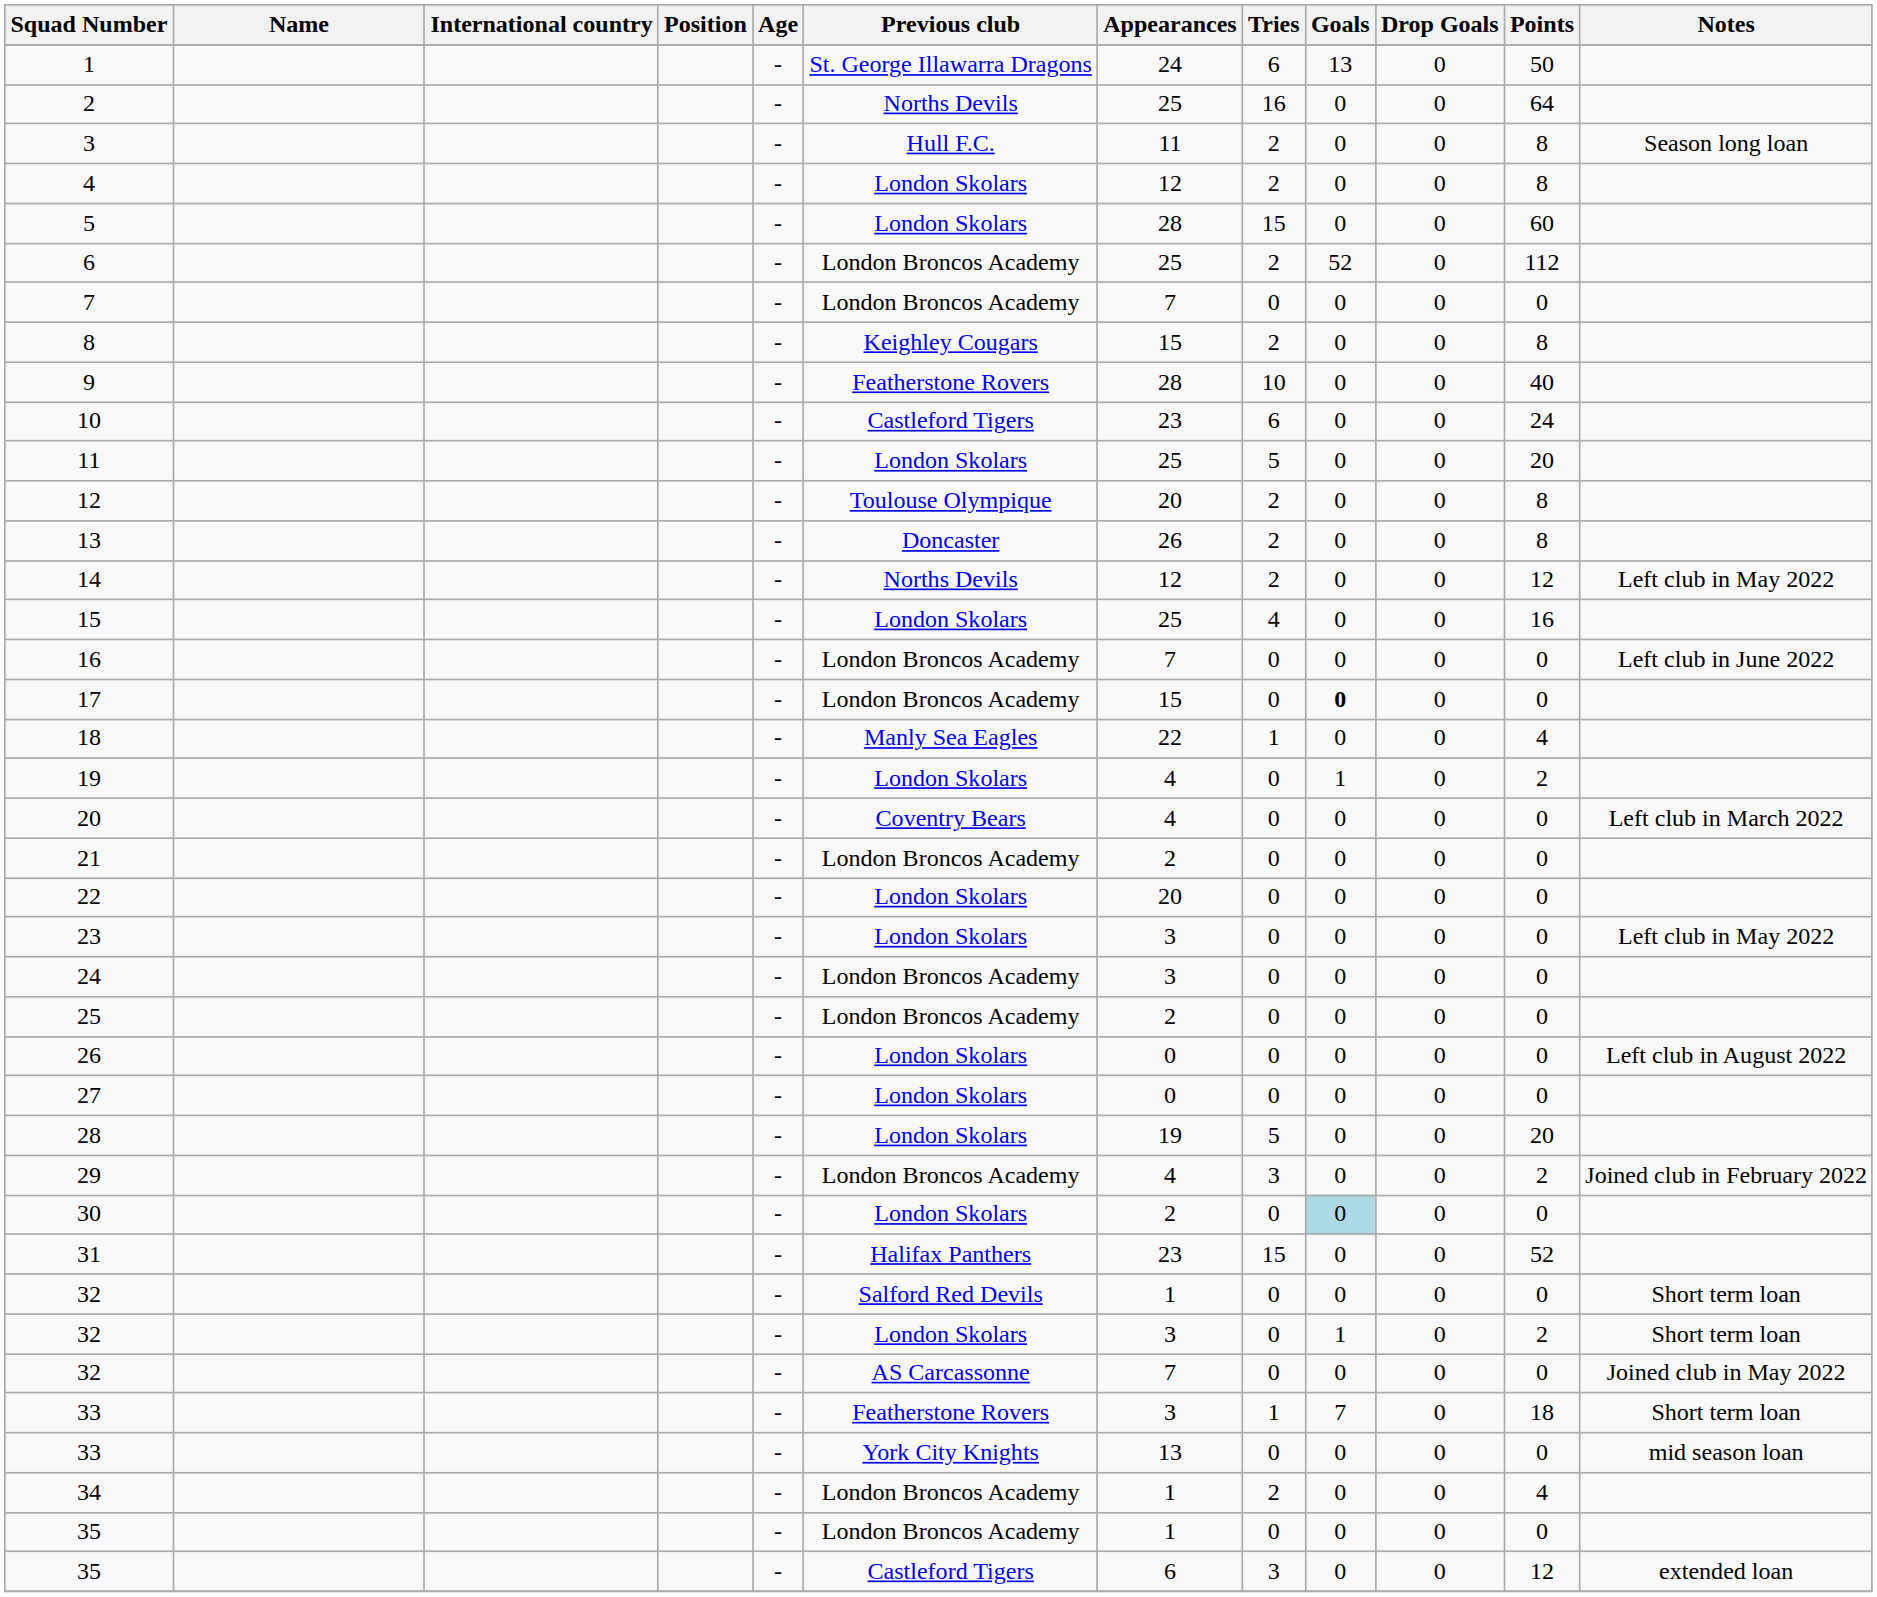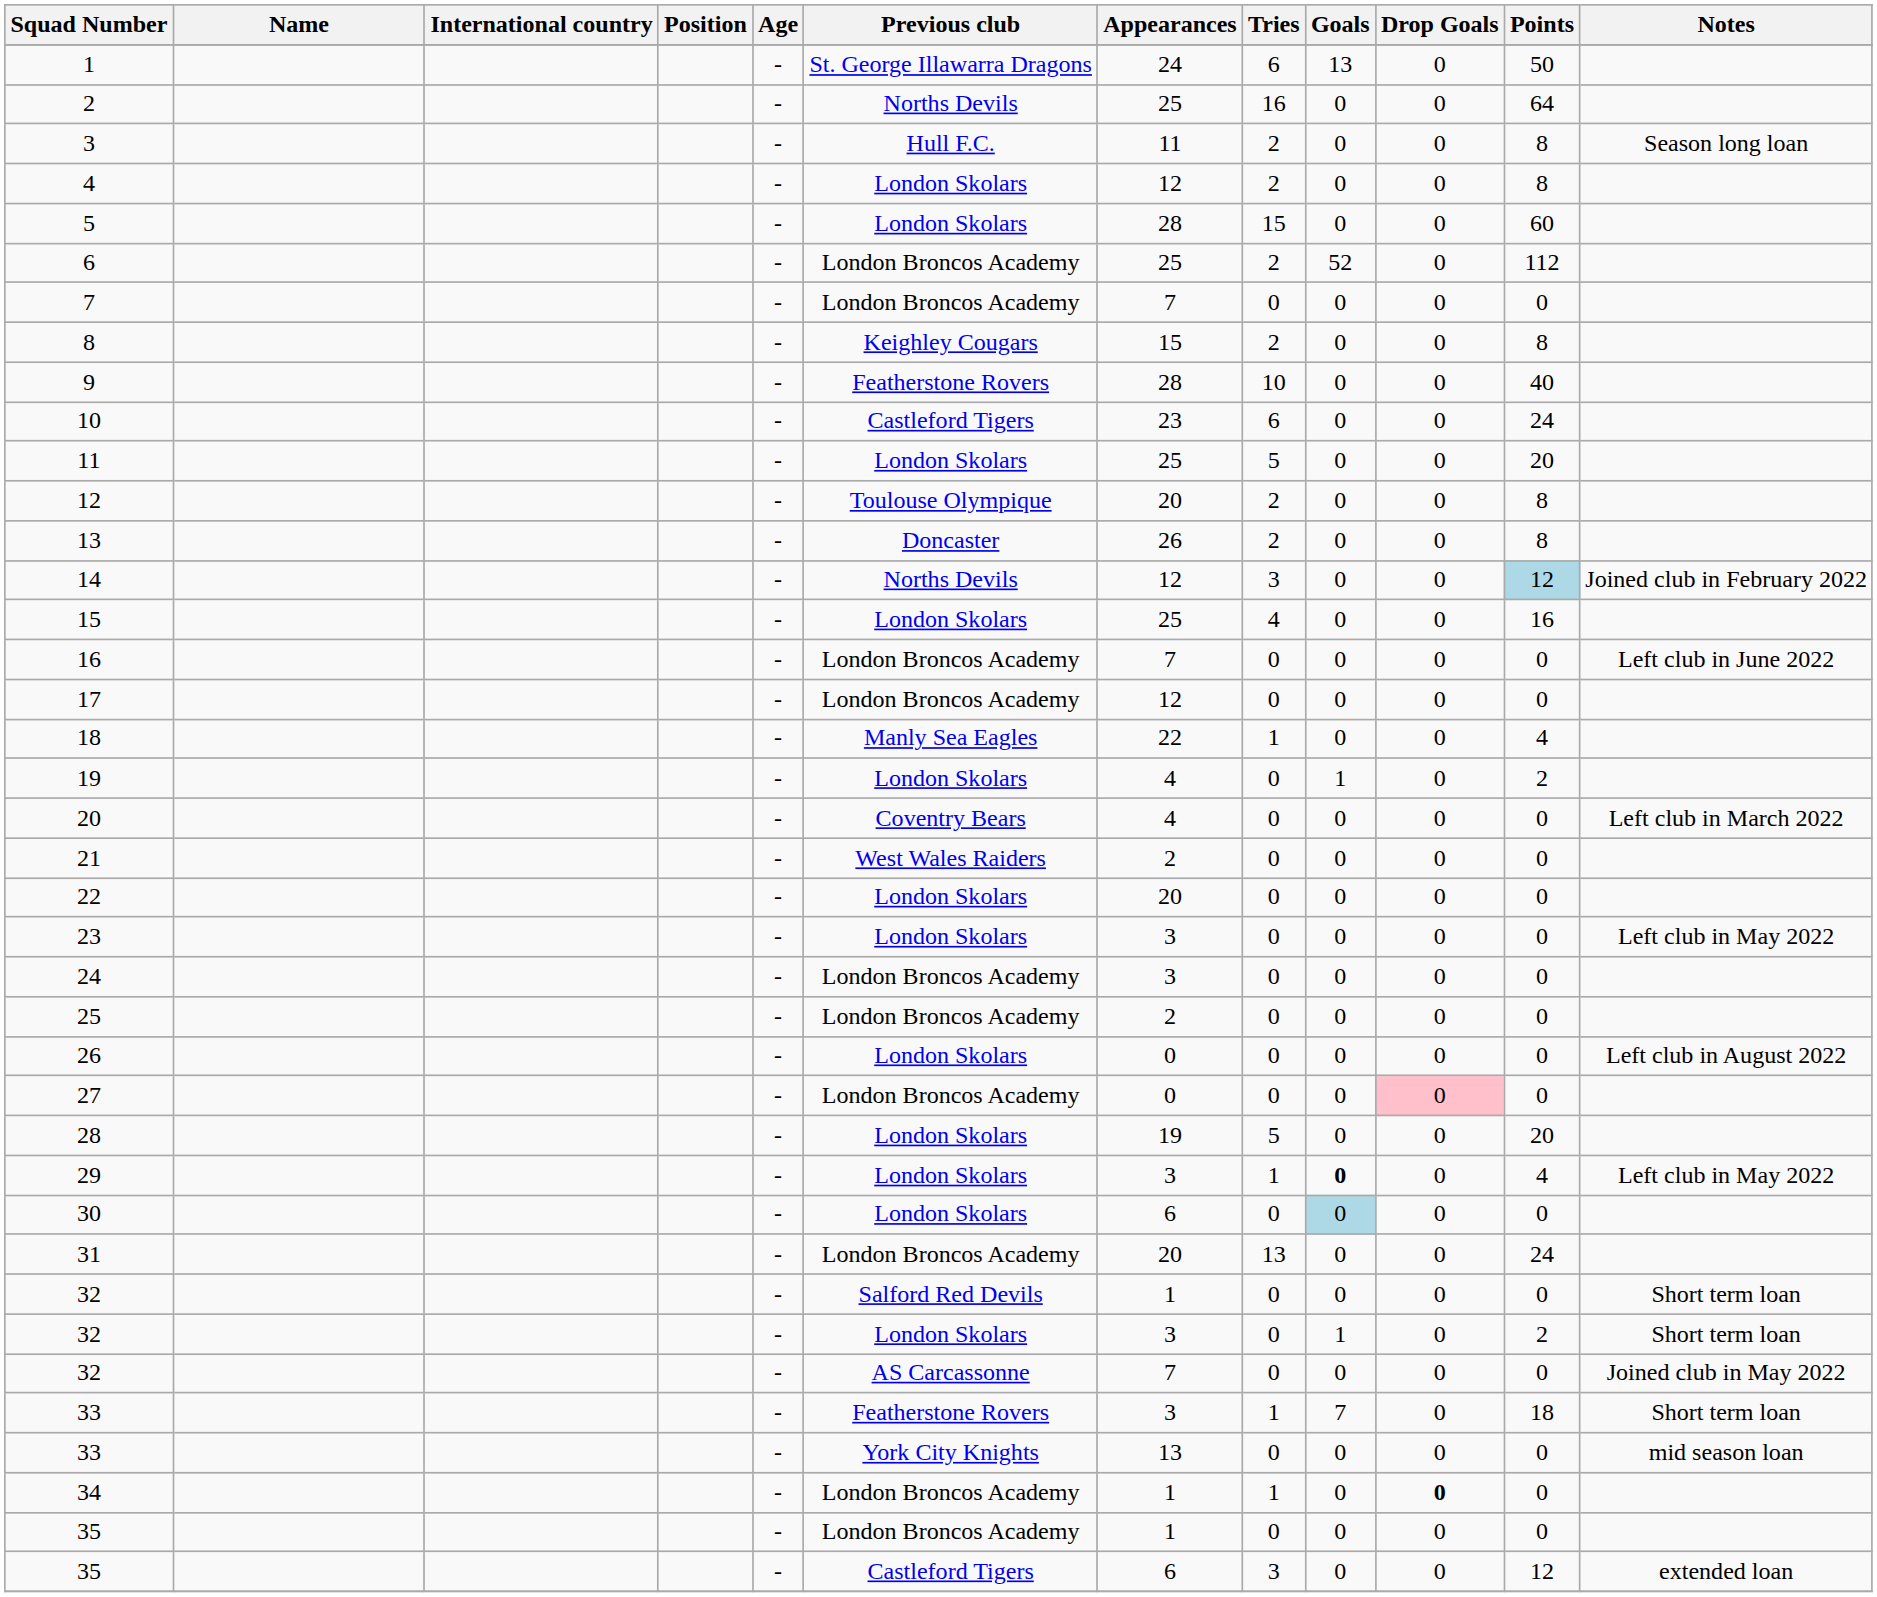(1274, 579) 2 -> (1274, 579) 3
(1542, 579) no background -> (1542, 579) lightblue background
(1726, 579) Left club in May 2022 -> (1726, 579) Joined club in February 2022
(1170, 698) 15 -> (1170, 698) 12
(1340, 698) bold -> (1340, 698) normal
(951, 857) London Broncos Academy -> (951, 857) West Wales Raiders
(951, 1095) London Skolars -> (951, 1095) London Broncos Academy
(1440, 1095) no background -> (1440, 1095) pink background
(951, 1174) London Broncos Academy -> (951, 1174) London Skolars
(1170, 1174) 4 -> (1170, 1174) 3
(1274, 1174) 3 -> (1274, 1174) 1
(1340, 1174) normal -> (1340, 1174) bold
(1542, 1174) 2 -> (1542, 1174) 4
(1726, 1174) Joined club in February 2022 -> (1726, 1174) Left club in May 2022
(1170, 1214) 2 -> (1170, 1214) 6
(951, 1254) Halifax Panthers -> (951, 1254) London Broncos Academy
(1170, 1254) 23 -> (1170, 1254) 20
(1274, 1254) 15 -> (1274, 1254) 13
(1542, 1254) 52 -> (1542, 1254) 24
(1274, 1492) 2 -> (1274, 1492) 1
(1440, 1492) normal -> (1440, 1492) bold
(1542, 1492) 4 -> (1542, 1492) 0
